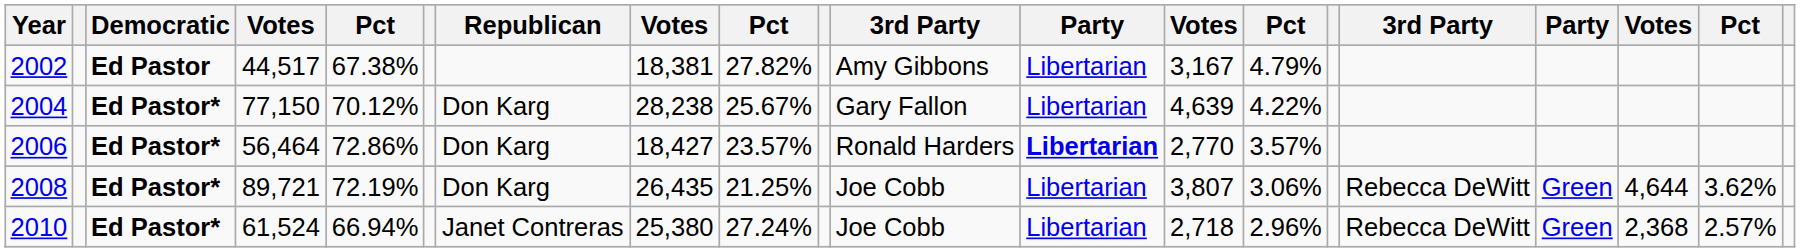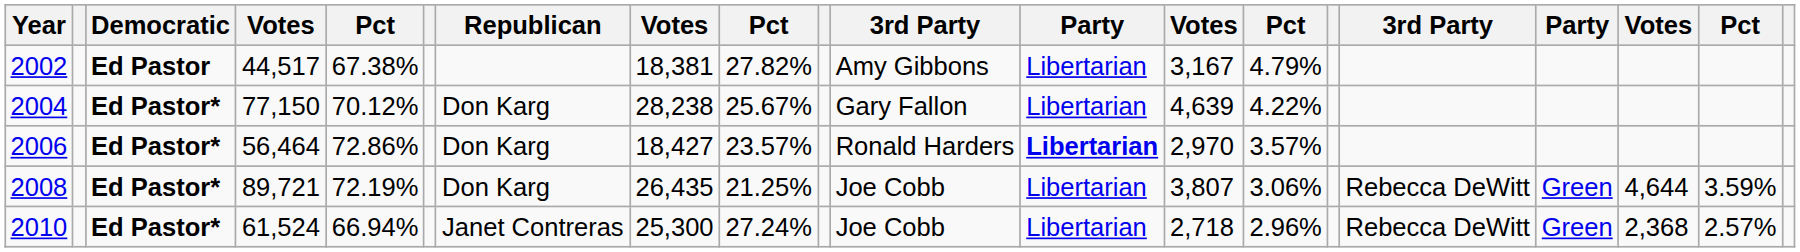(1202, 146) 2,770 -> (1202, 146) 2,970
(1740, 187) 3.62% -> (1740, 187) 3.59%
(675, 227) 25,380 -> (675, 227) 25,300
